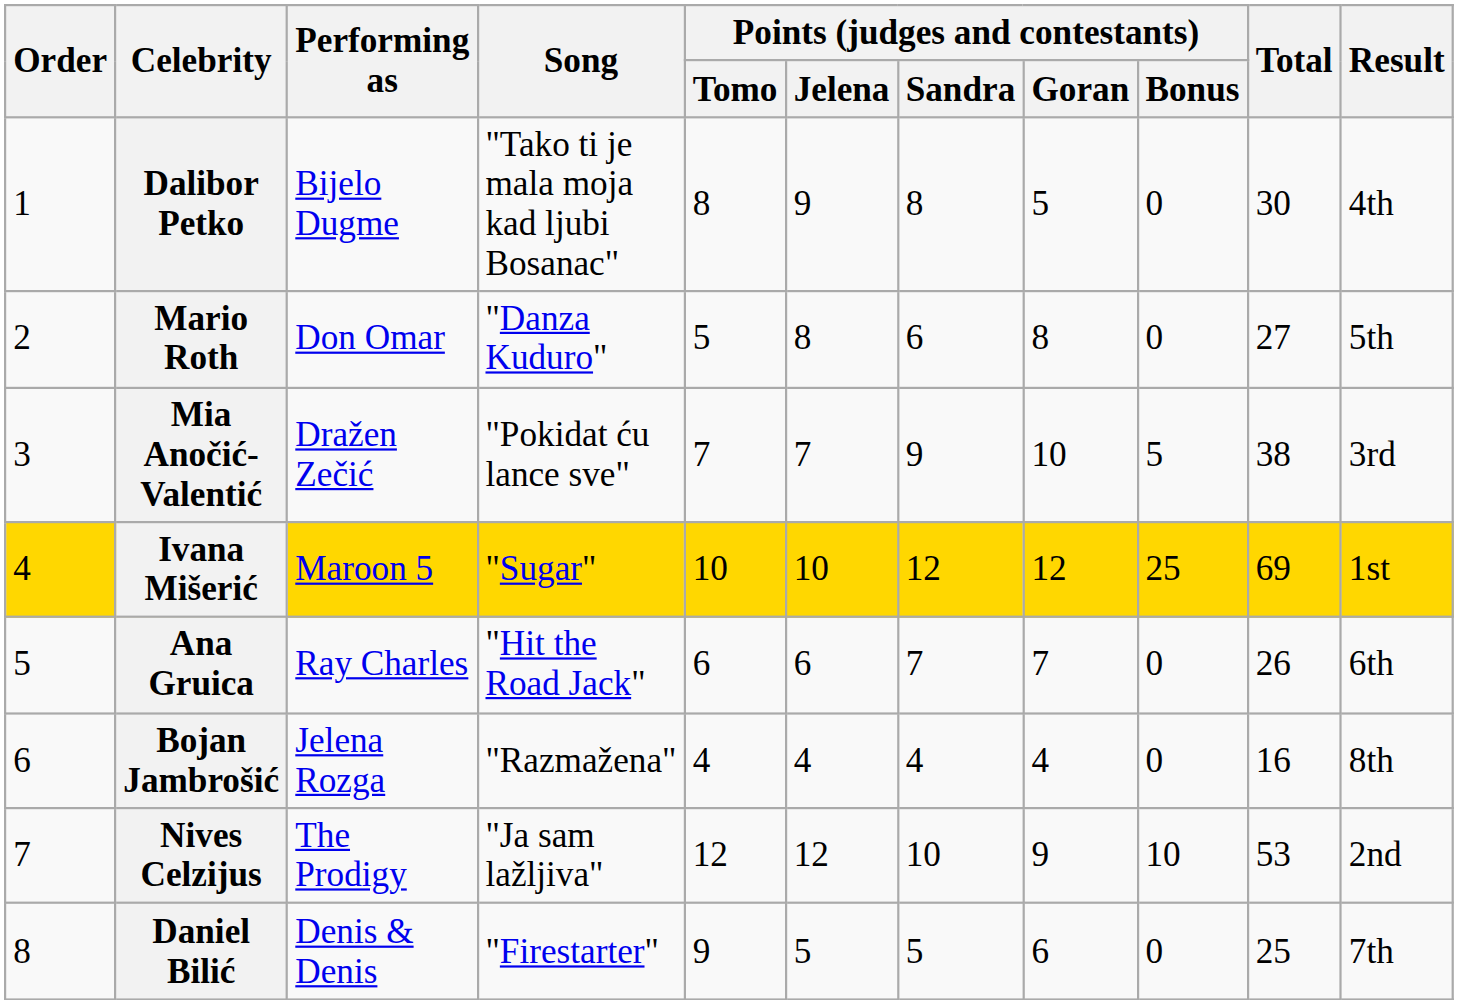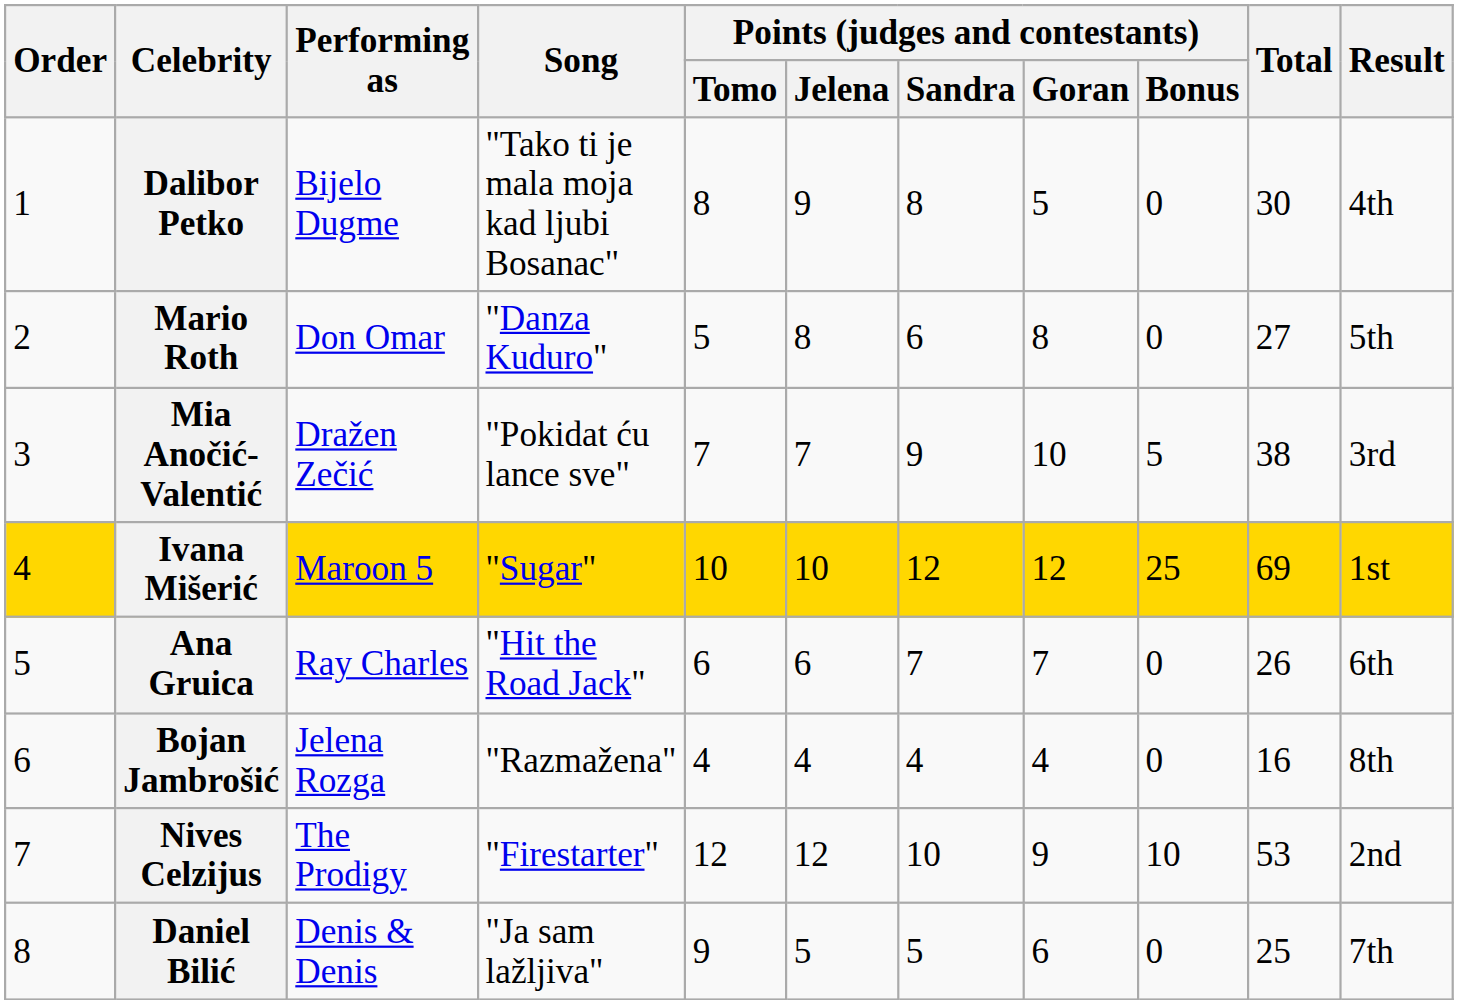(544, 855) "Ja sam lažljiva" -> (572, 855) "Firestarter"
(572, 950) "Firestarter" -> (544, 950) "Ja sam lažljiva"
